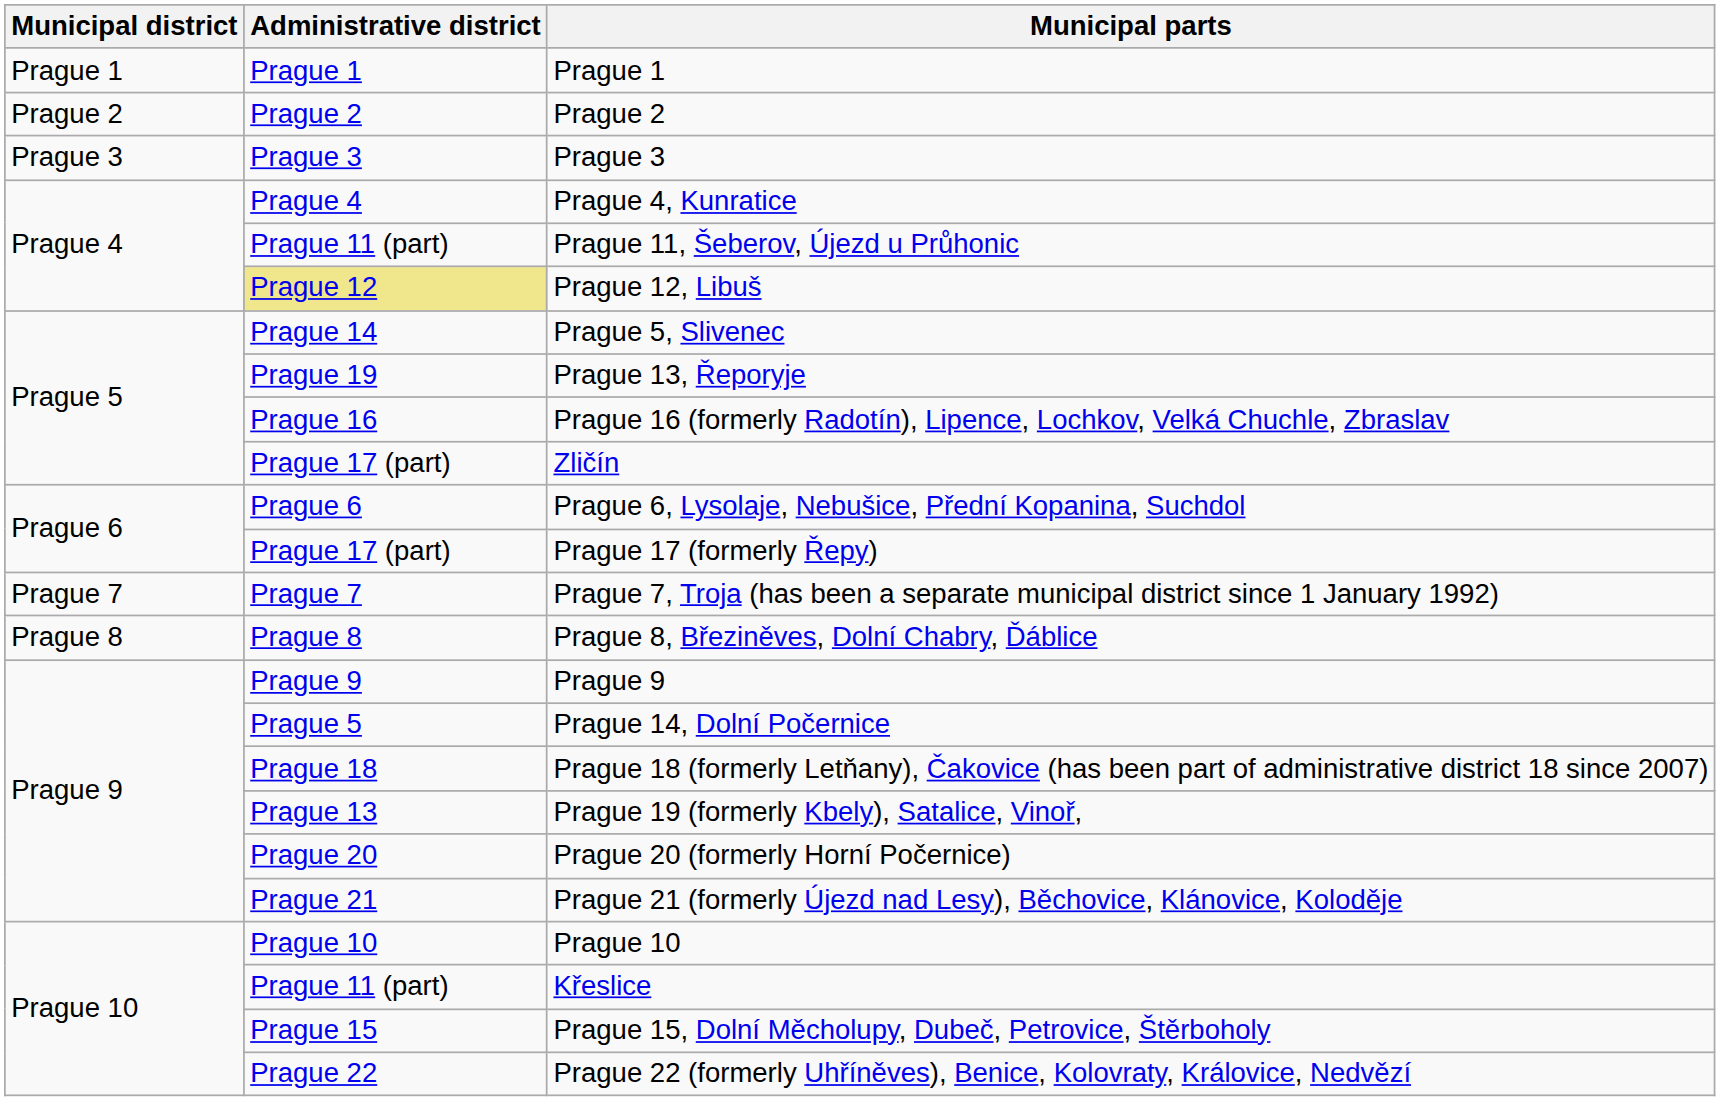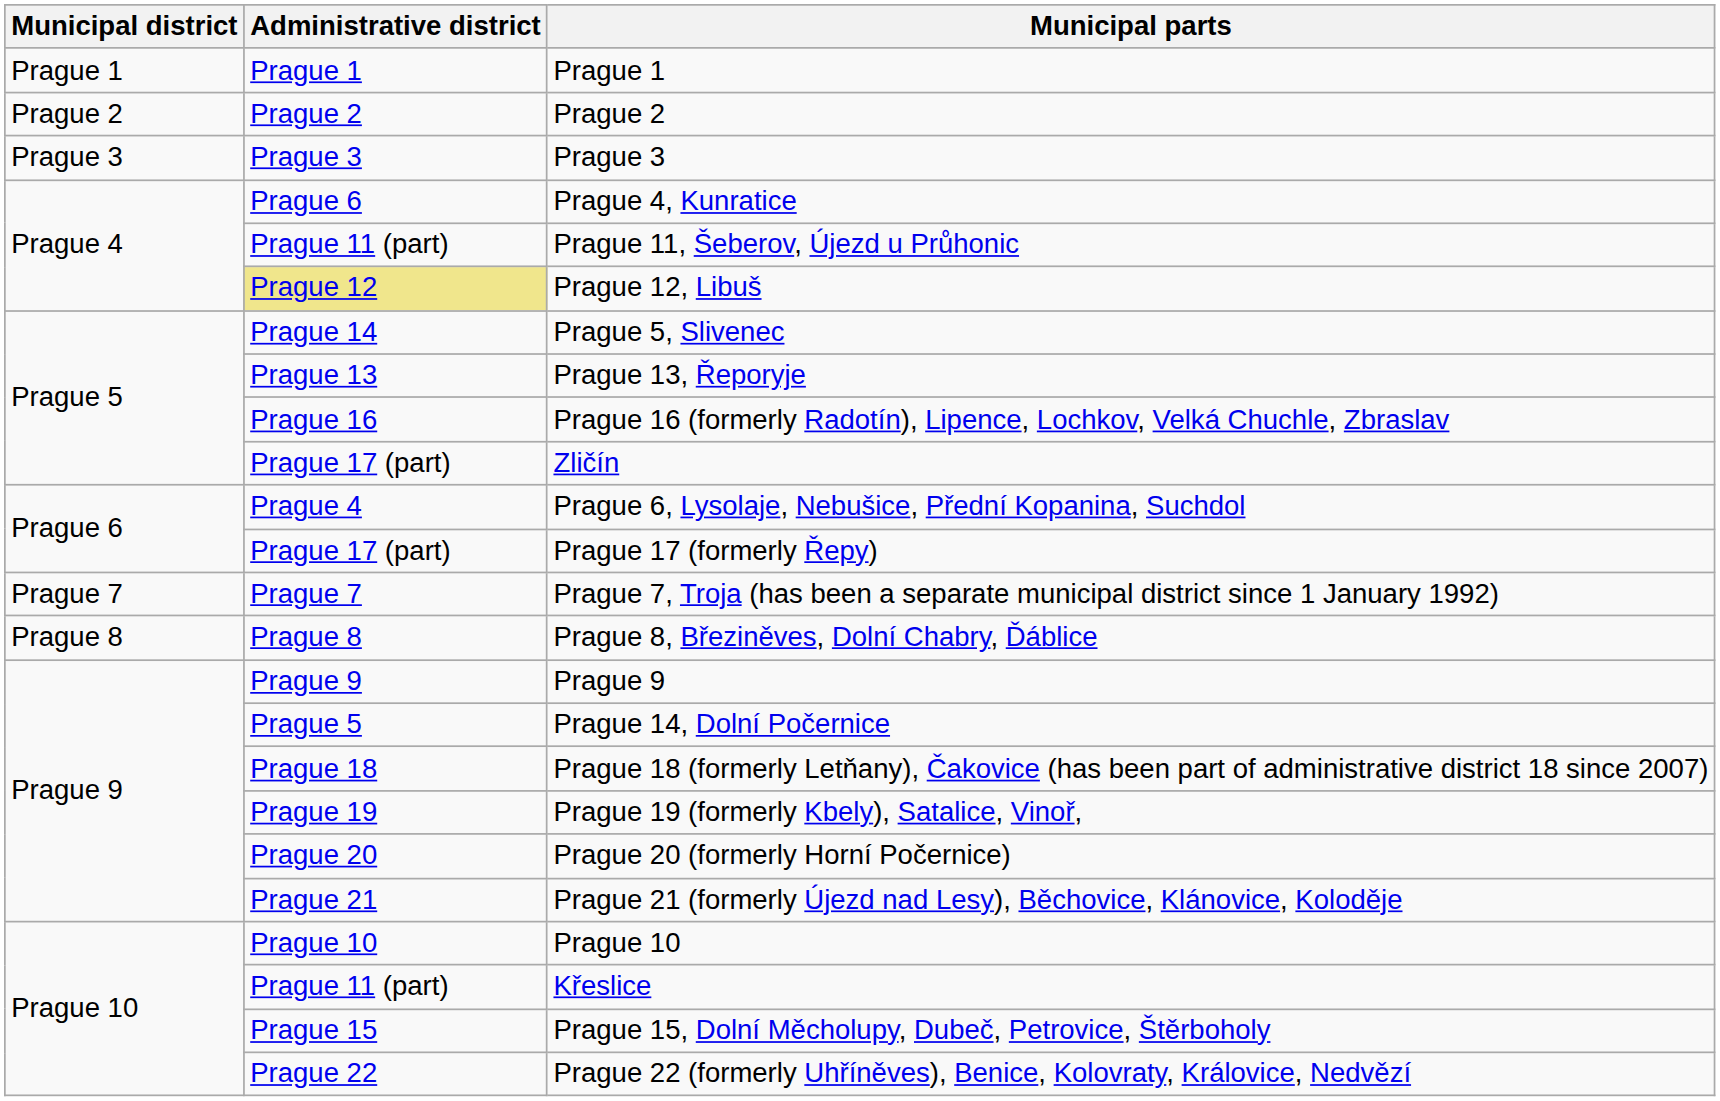(306, 200) Prague 4 -> (306, 200) Prague 6
(314, 375) Prague 19 -> (314, 375) Prague 13
(306, 506) Prague 6 -> (306, 506) Prague 4
(314, 811) Prague 13 -> (314, 811) Prague 19
